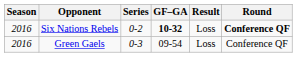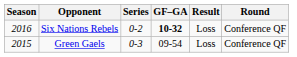(257, 28) bold -> (255, 28) normal
(21, 44) 2016 -> (21, 44) 2015
